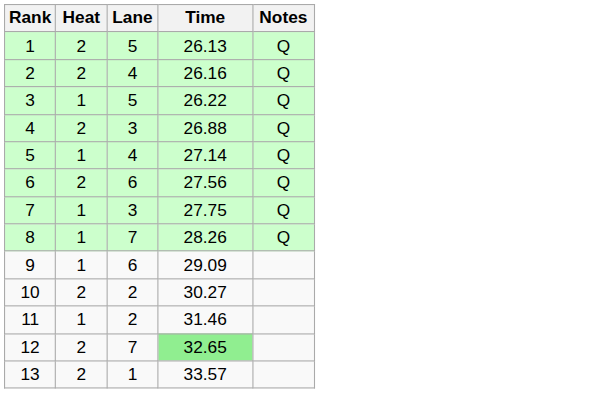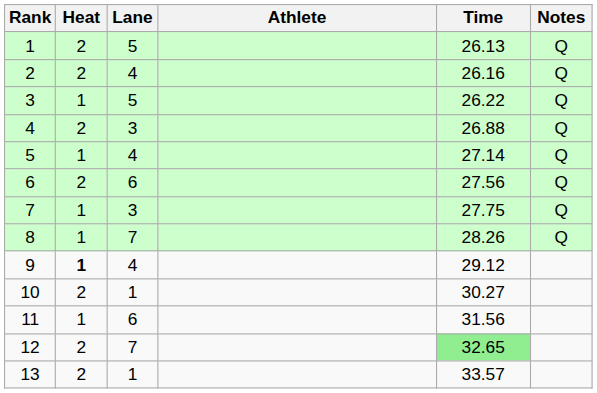+ column: (297, 18)
(81, 264) normal -> (81, 264) bold
(132, 264) 6 -> (132, 264) 4
(205, 264) 29.09 -> (483, 264) 29.12
(132, 292) 2 -> (132, 292) 1
(132, 319) 2 -> (132, 319) 6
(205, 319) 31.46 -> (483, 319) 31.56
